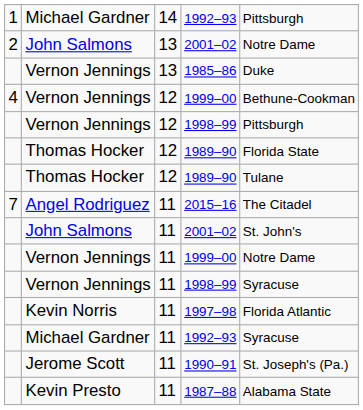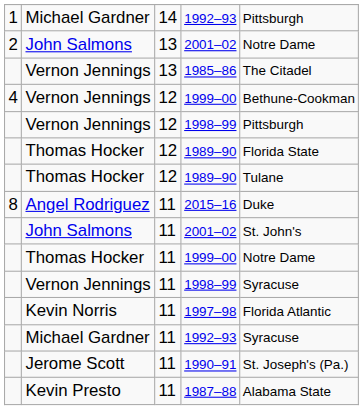(259, 71) Duke -> (277, 71) The Citadel
(13, 204) 7 -> (13, 204) 8
(277, 204) The Citadel -> (259, 204) Duke
(88, 257) Vernon Jennings -> (85, 257) Thomas Hocker
